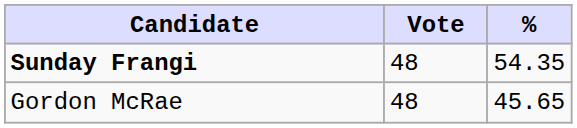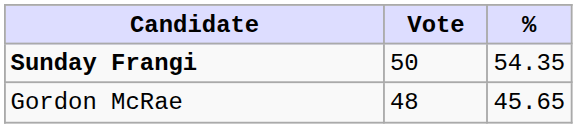(404, 63) 48 -> (404, 63) 50
